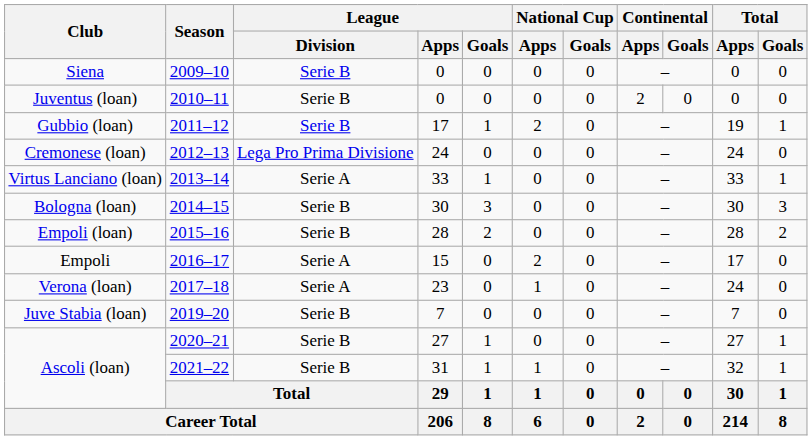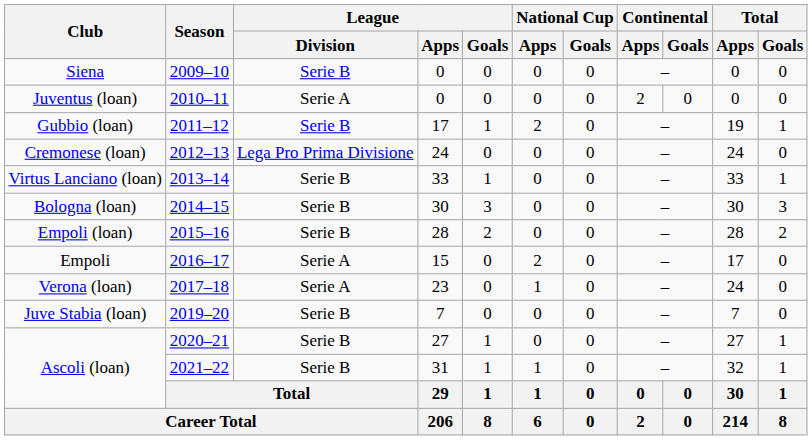(325, 98) Serie B -> (325, 98) Serie A
(325, 179) Serie A -> (325, 179) Serie B
